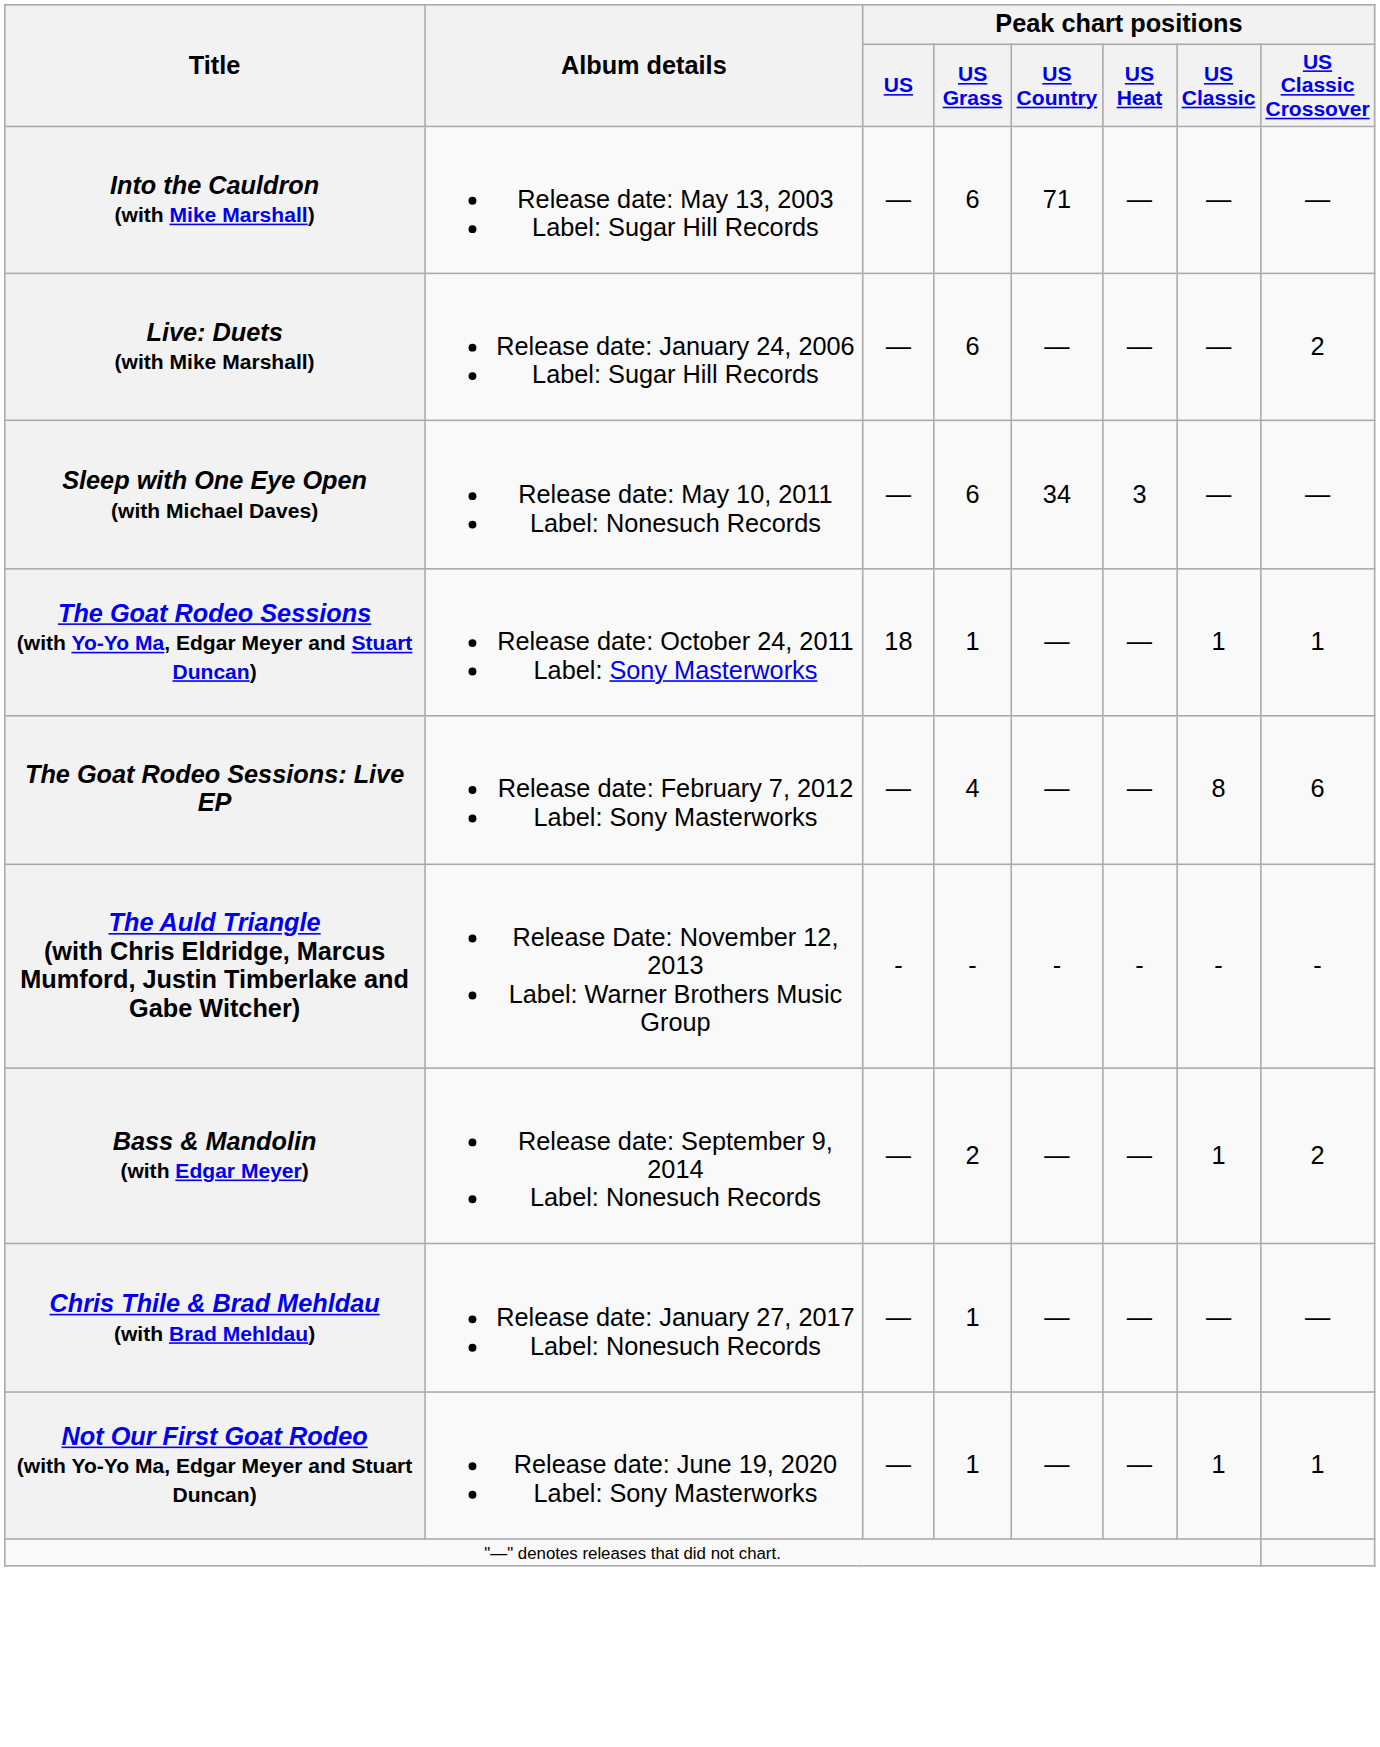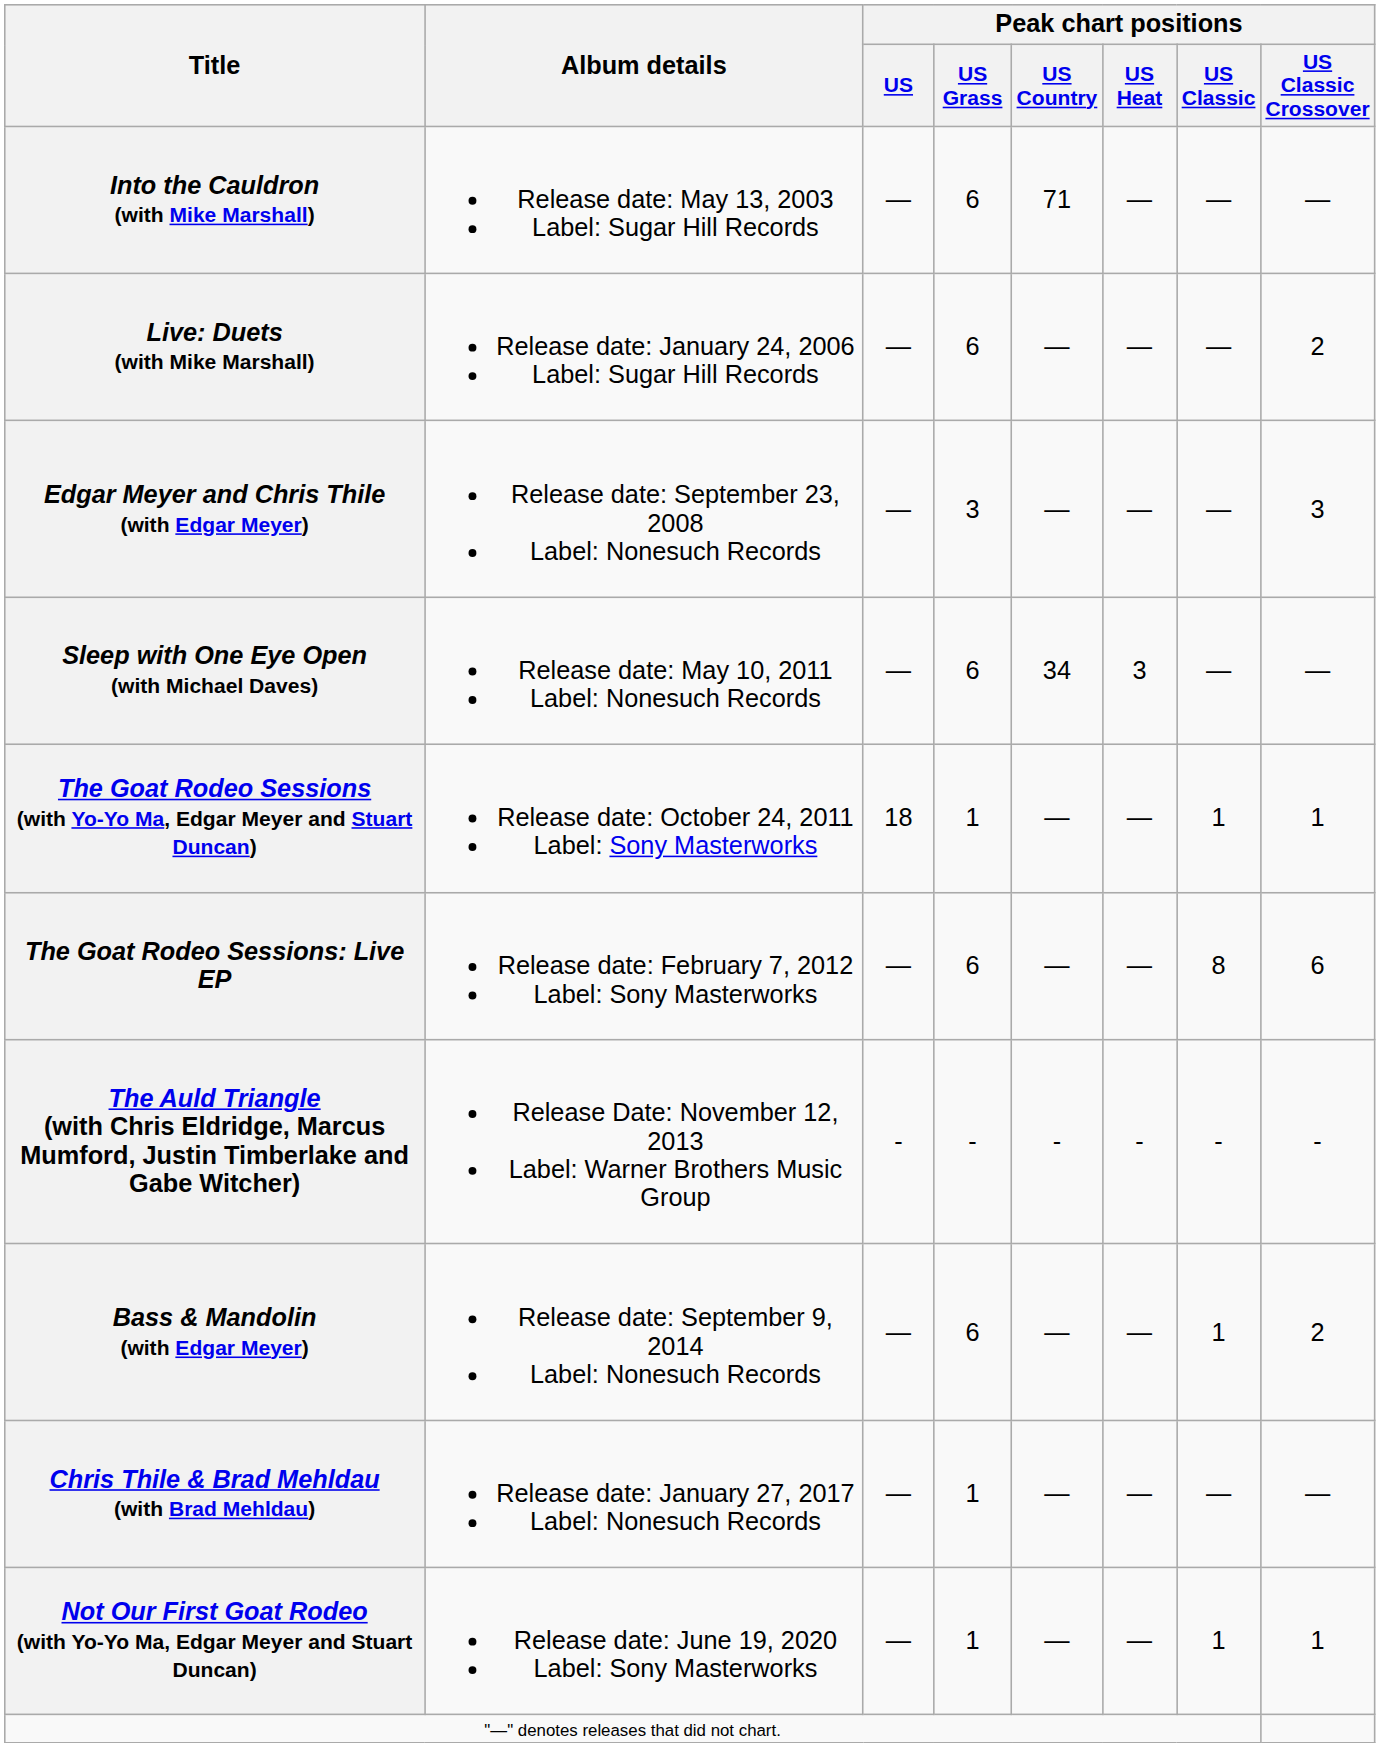+ row: (215, 508)
(973, 789) 4 -> (973, 965) 6
(973, 1155) 2 -> (973, 1331) 6
